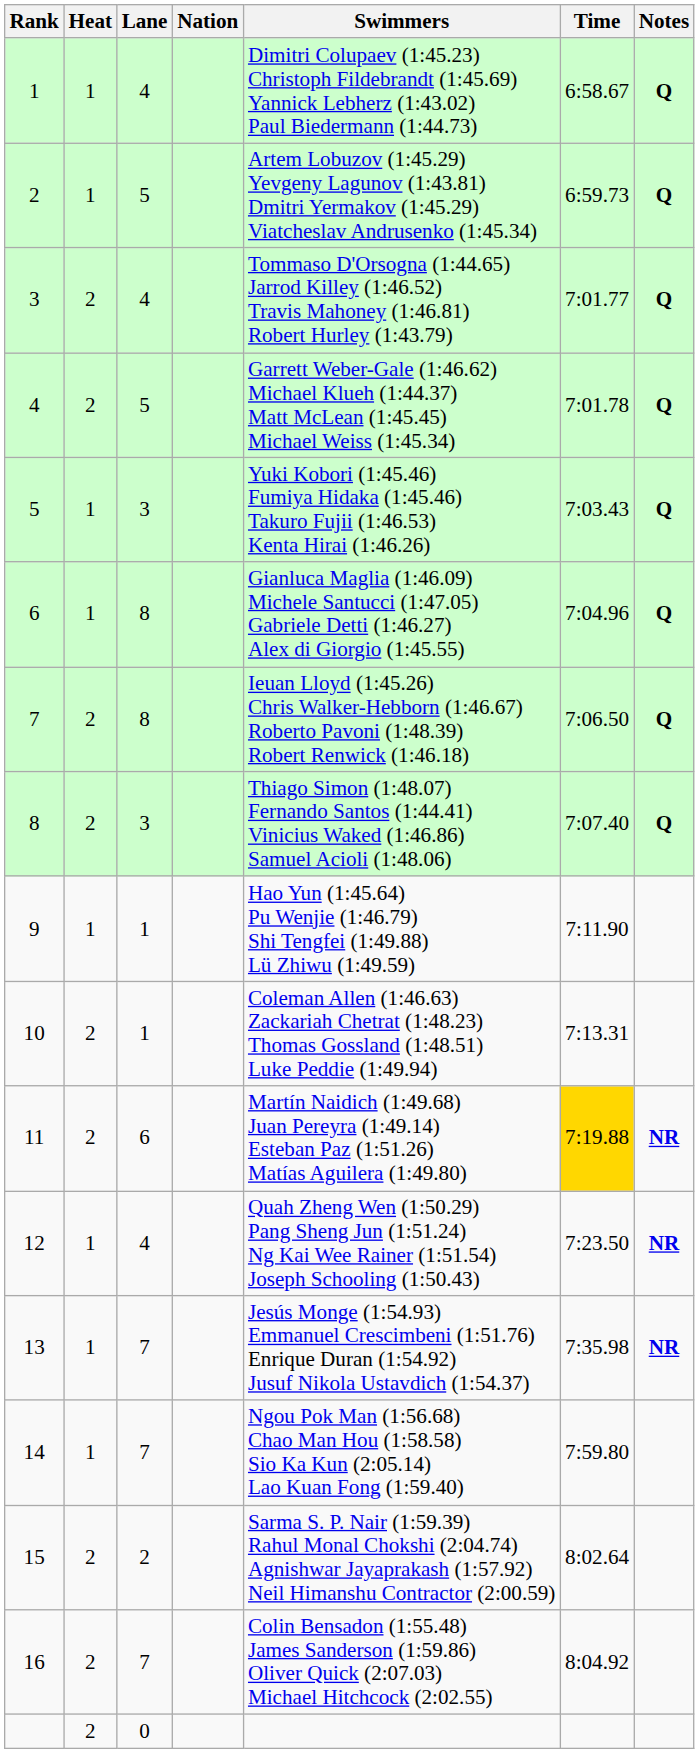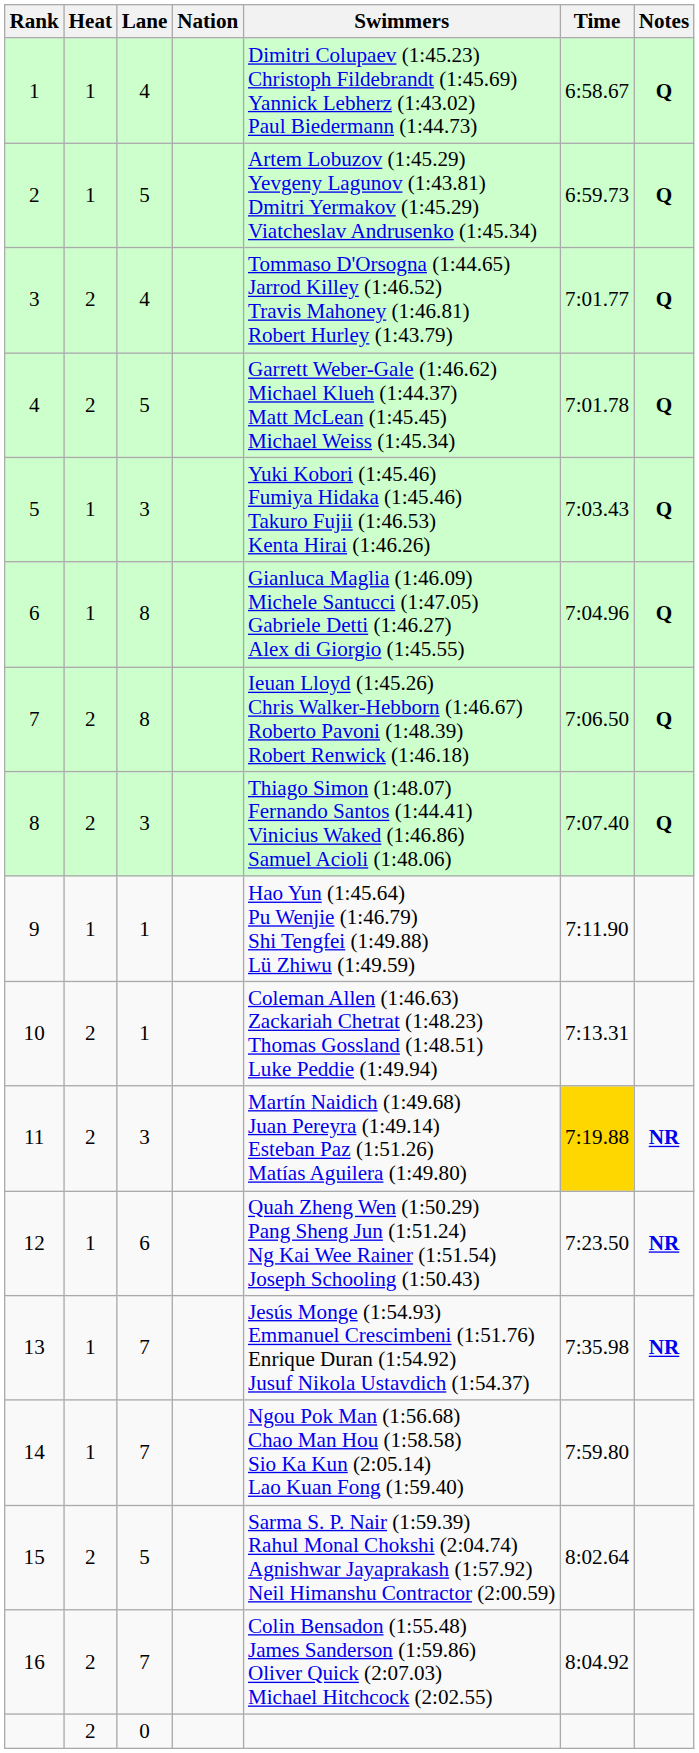(145, 1138) 6 -> (145, 1138) 3
(145, 1242) 4 -> (145, 1242) 6
(145, 1557) 2 -> (145, 1557) 5
